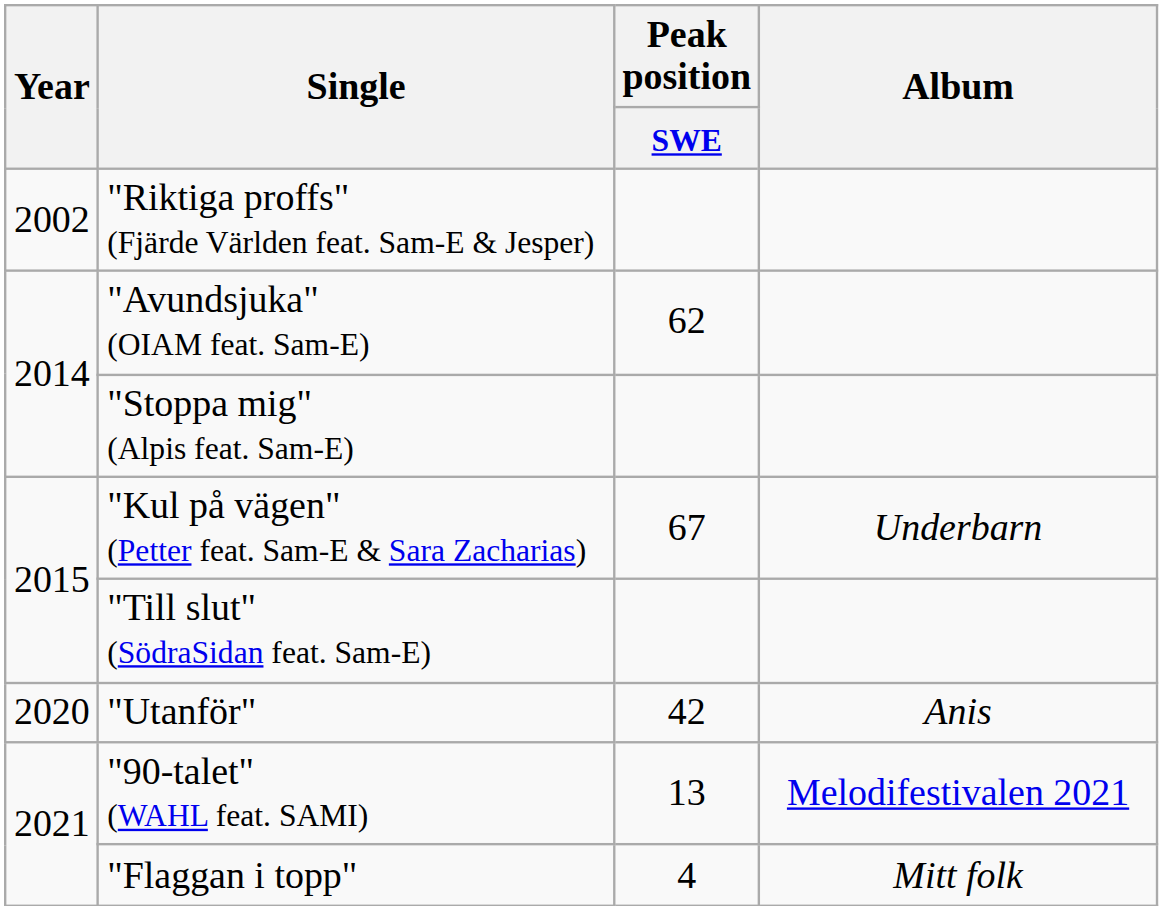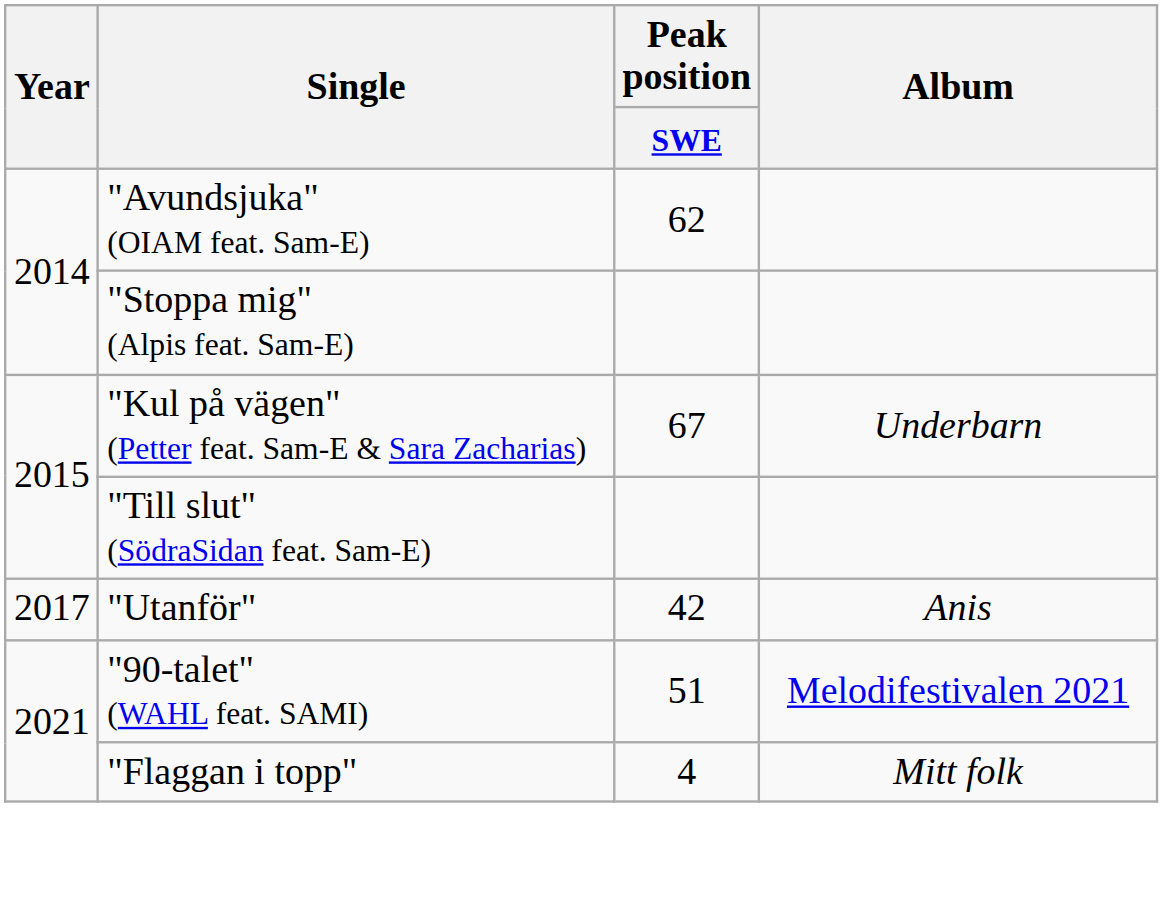- row: (351, 218)
(52, 711) 2020 -> (52, 608) 2017
(687, 792) 13 -> (687, 690) 51
